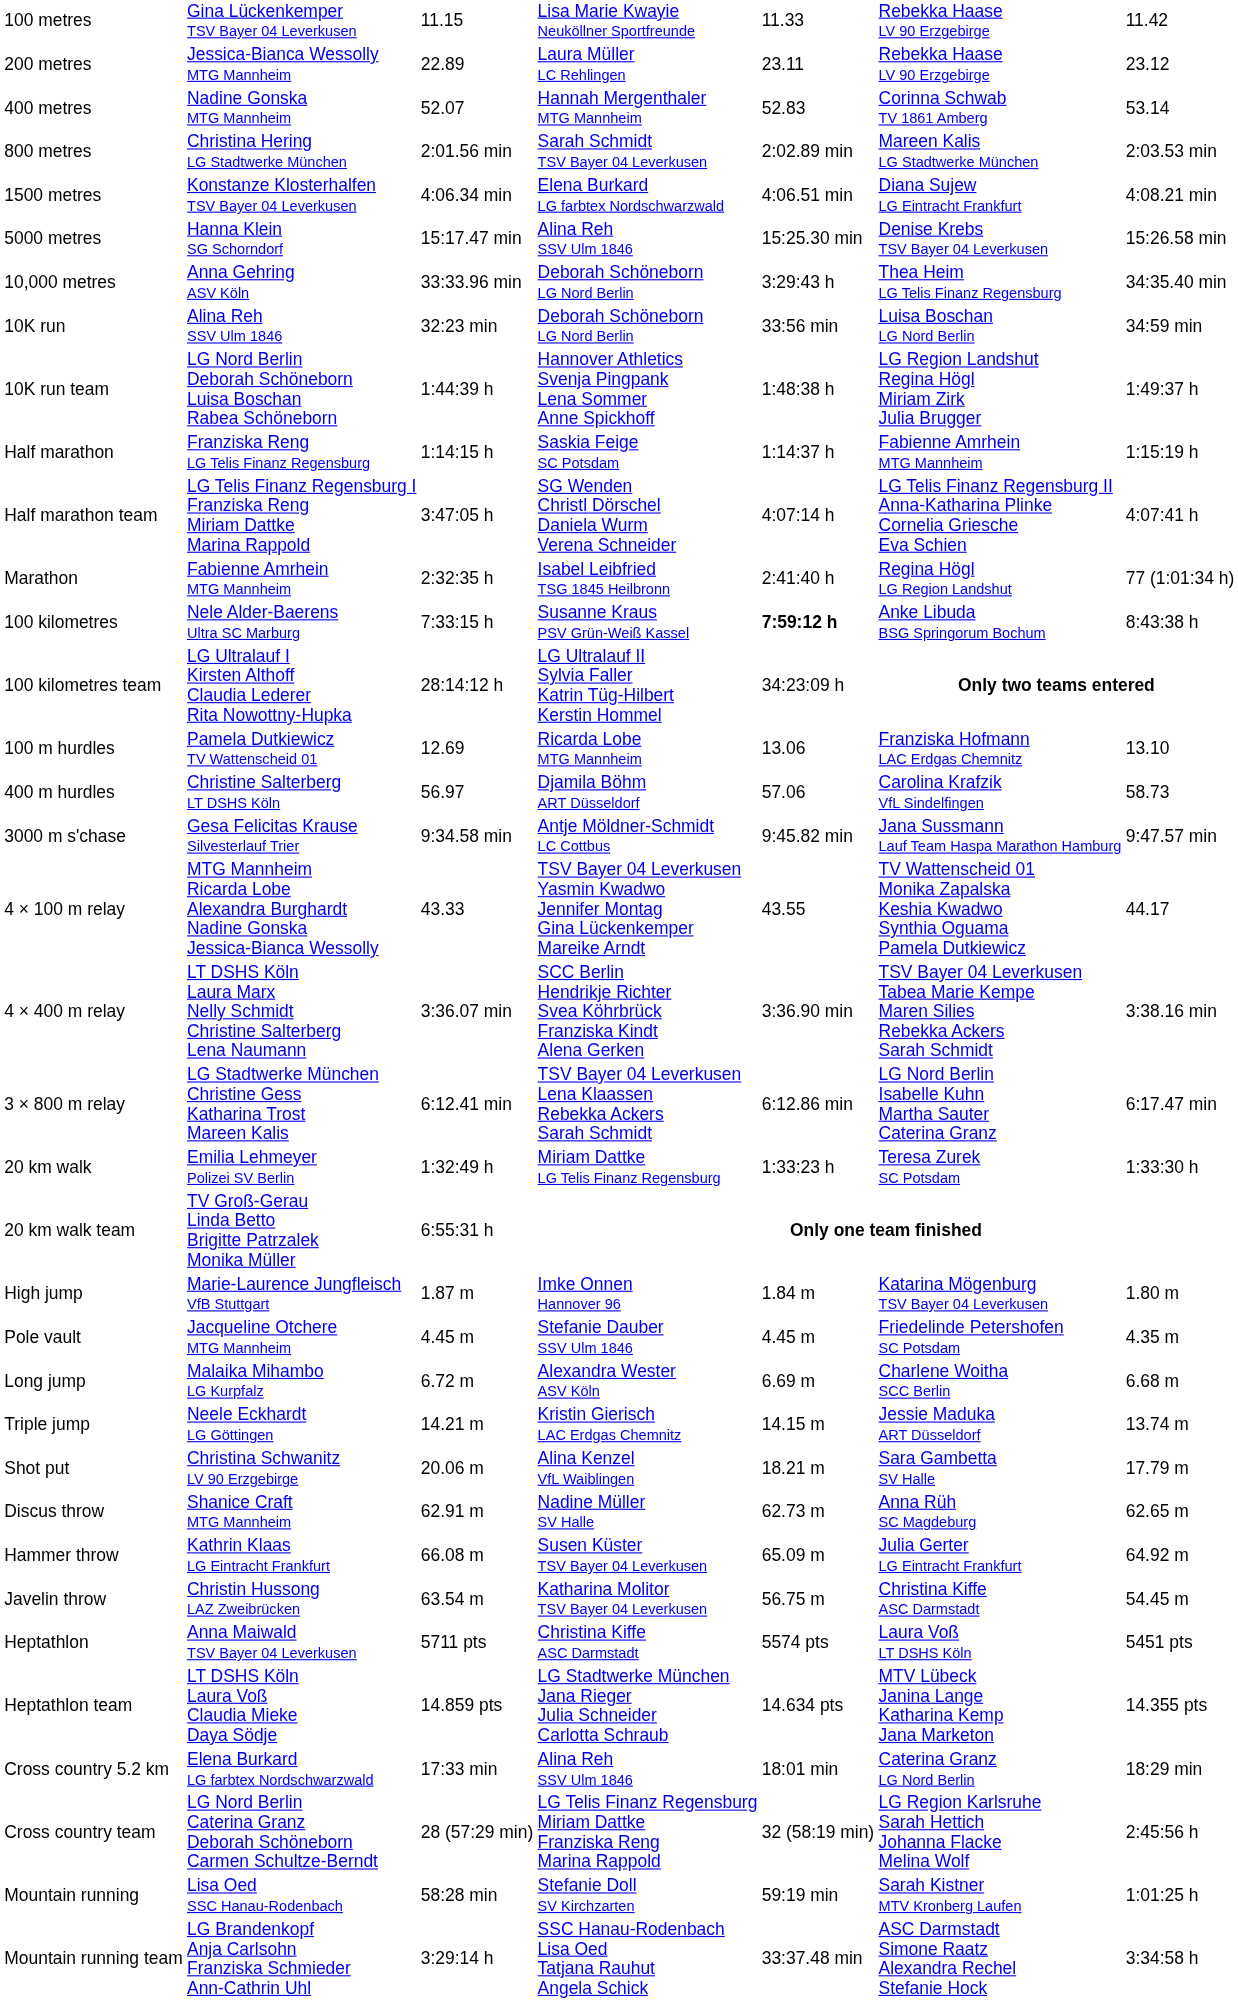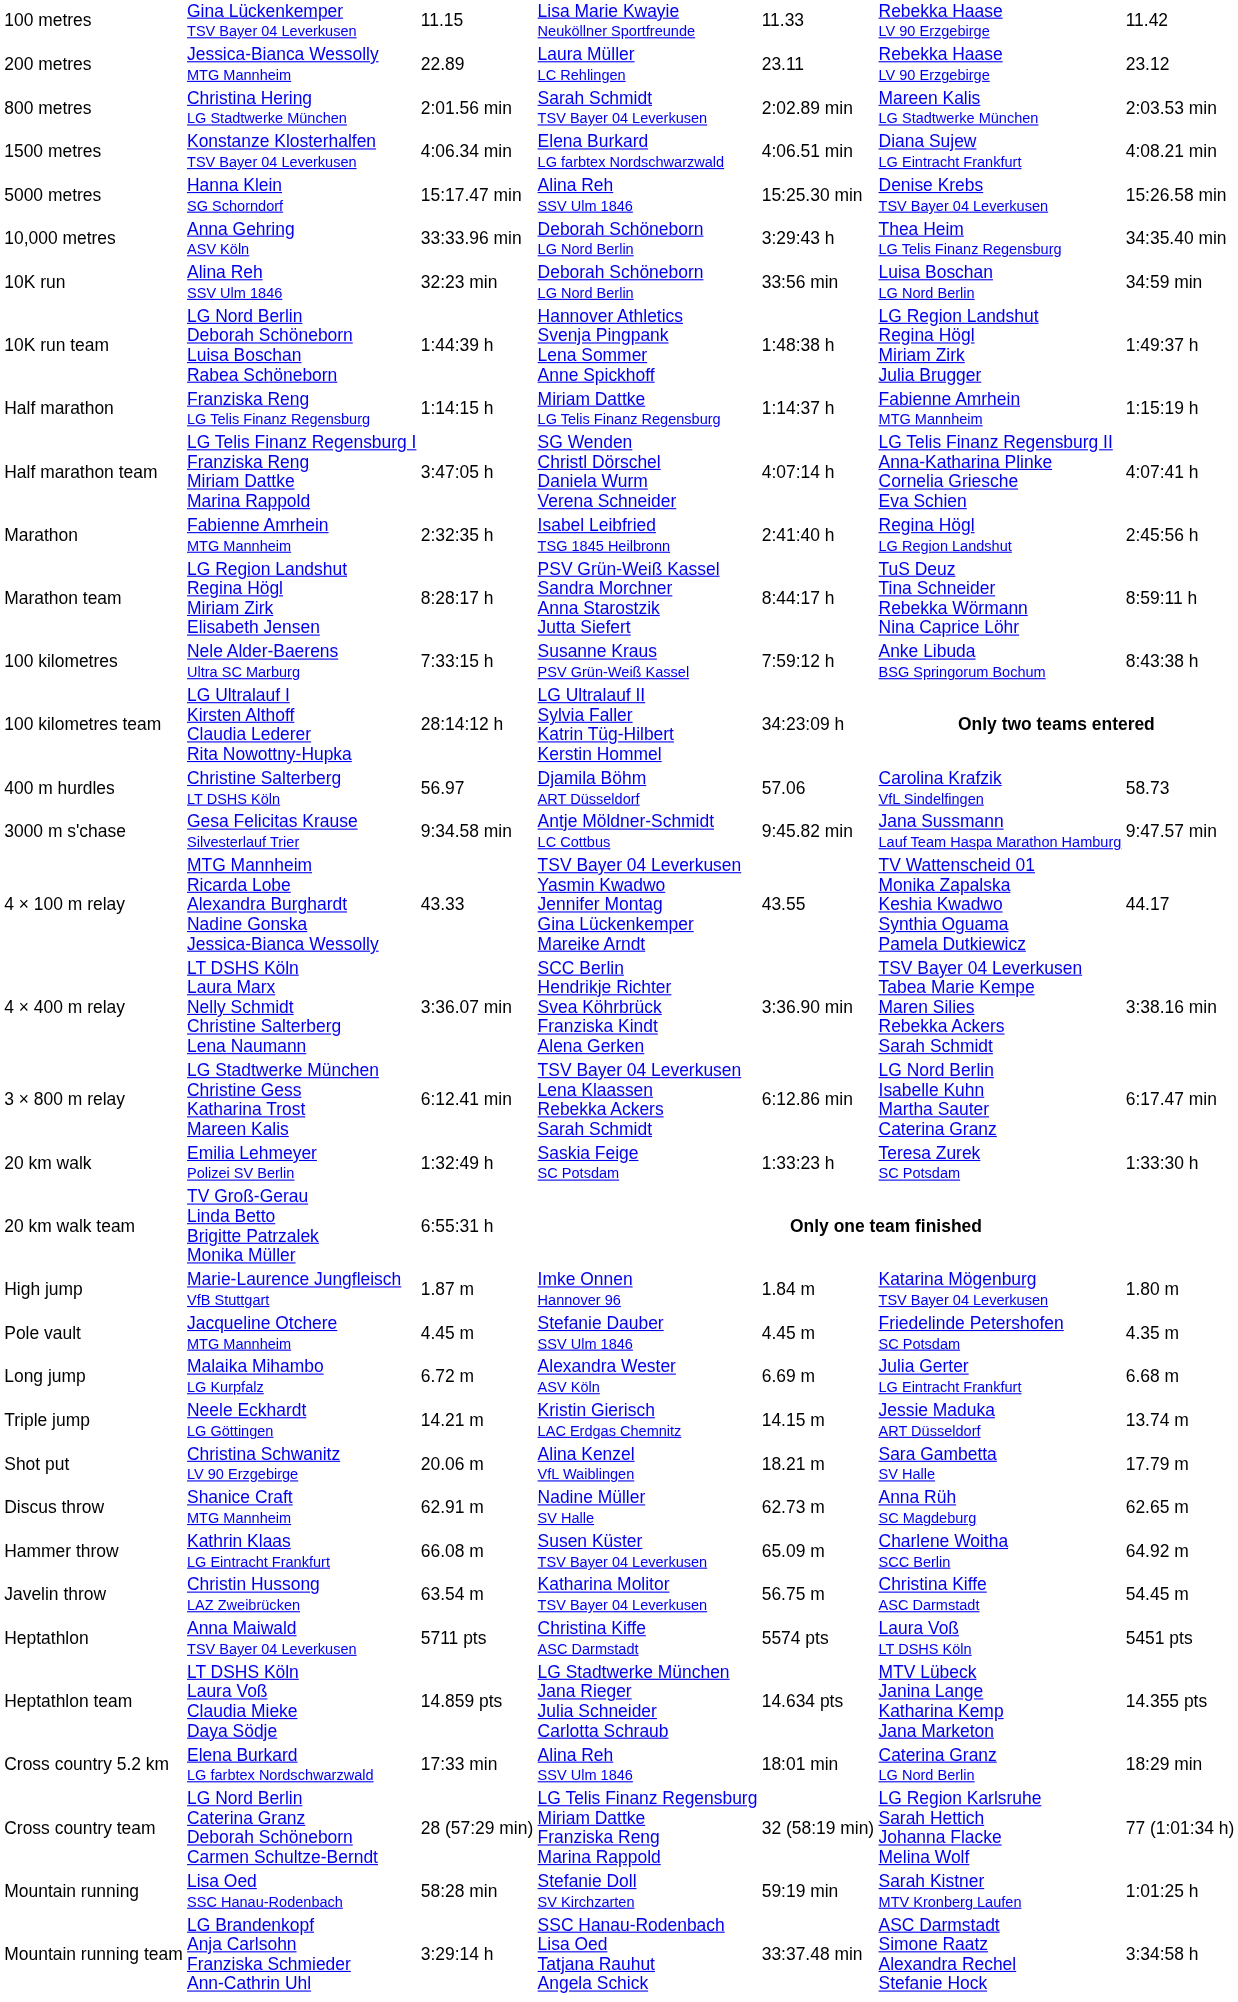- row: (48, 108)
(588, 452) Saskia Feige SC Potsdam -> (629, 408) Miriam Dattke LG Telis Finanz Regensburg
(1180, 578) 77 (1:01:34 h) -> (1162, 535) 2:45:56 h
+ row: (63, 598)
(800, 622) bold -> (798, 661) normal
- row: (60, 748)
(629, 1167) Miriam Dattke LG Telis Finanz Regensburg -> (588, 1163) Saskia Feige SC Potsdam
(943, 1381) Charlene Woitha SCC Berlin -> (950, 1376) Julia Gerter LG Eintracht Frankfurt
(950, 1555) Julia Gerter LG Eintracht Frankfurt -> (943, 1551) Charlene Woitha SCC Berlin
(1162, 1832) 2:45:56 h -> (1180, 1828) 77 (1:01:34 h)
